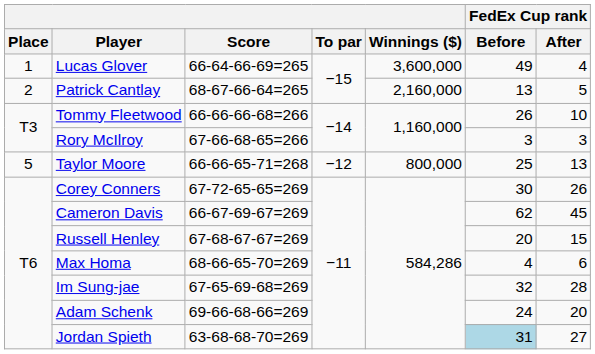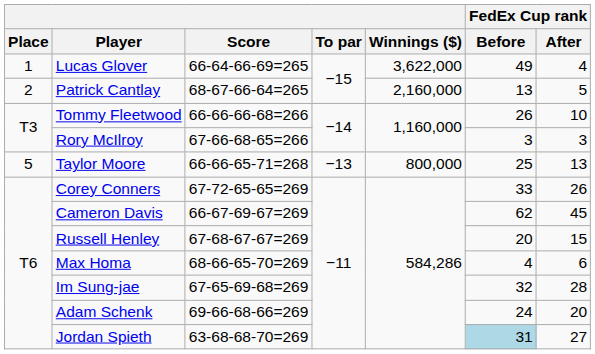(427, 66) 3,600,000 -> (427, 66) 3,622,000
(339, 164) −12 -> (339, 164) −13
(524, 189) 30 -> (524, 189) 33
